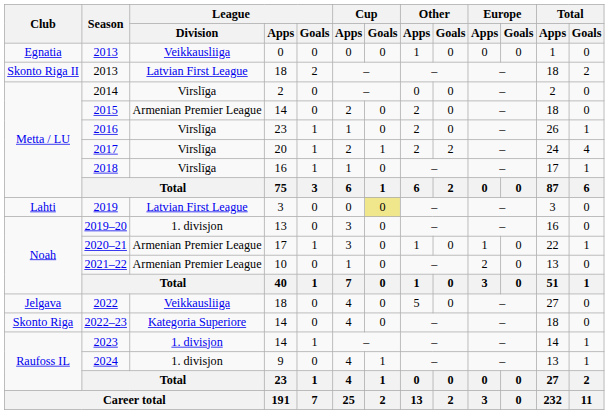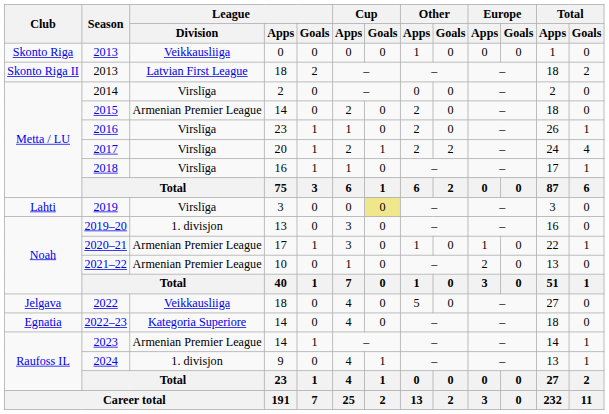(43, 52) Egnatia -> (43, 52) Skonto Riga
(197, 206) Latvian First League -> (197, 206) Virslīga
(43, 322) Skonto Riga -> (43, 322) Egnatia
(197, 341) 1. divisjon -> (197, 341) Armenian Premier League
